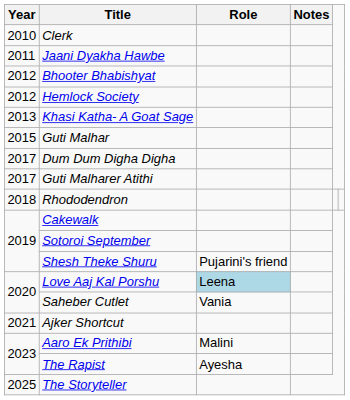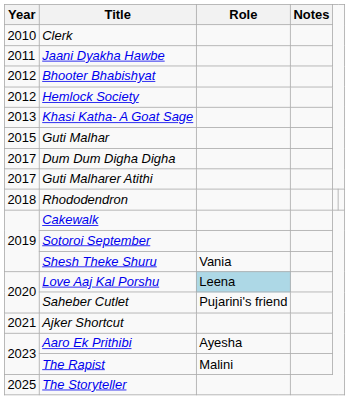(243, 261) Pujarini's friend -> (215, 261) Vania
(215, 302) Vania -> (243, 302) Pujarini's friend
(216, 343) Malini -> (221, 343) Ayesha
(221, 364) Ayesha -> (216, 364) Malini
